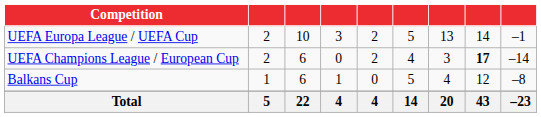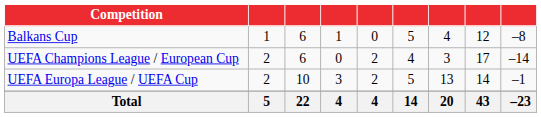rows swapped: (43, 79) <-> (103, 36)
(483, 58) bold -> (483, 58) normal
